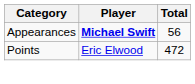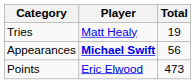+ row: (20, 32)
(174, 50) 472 -> (174, 69) 473
